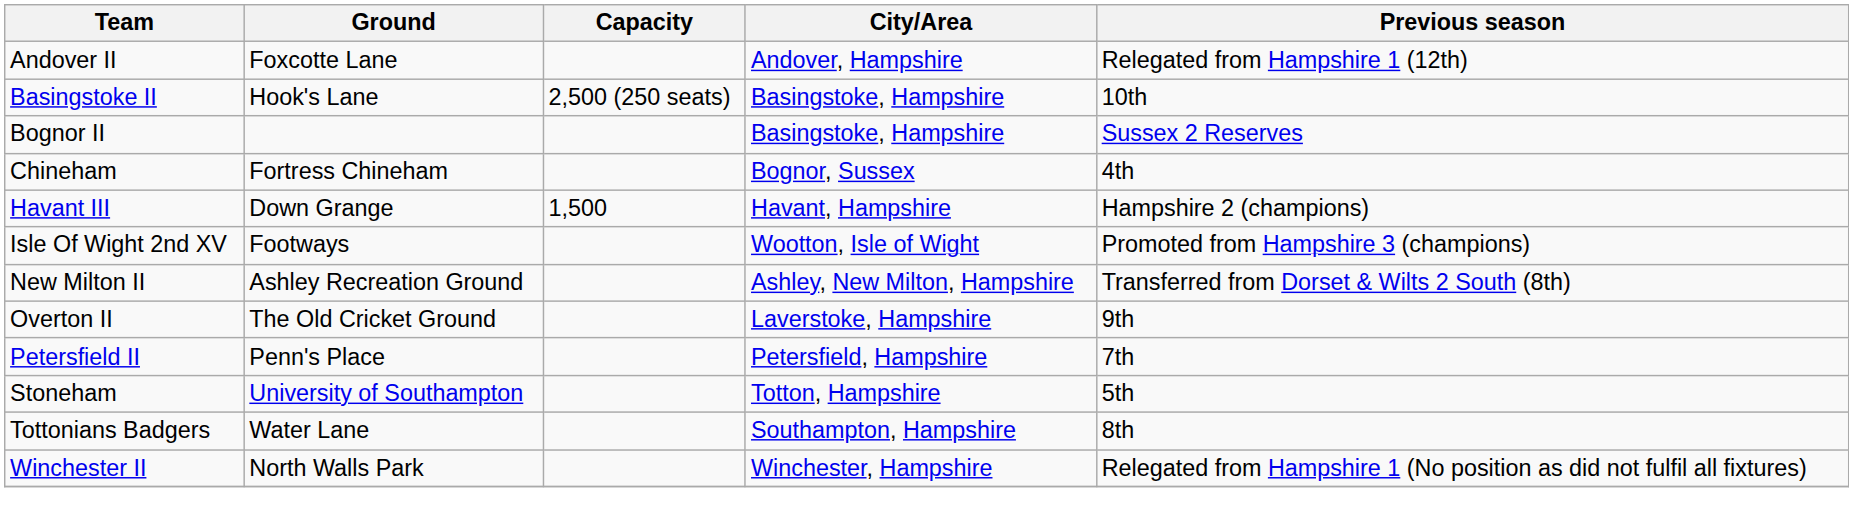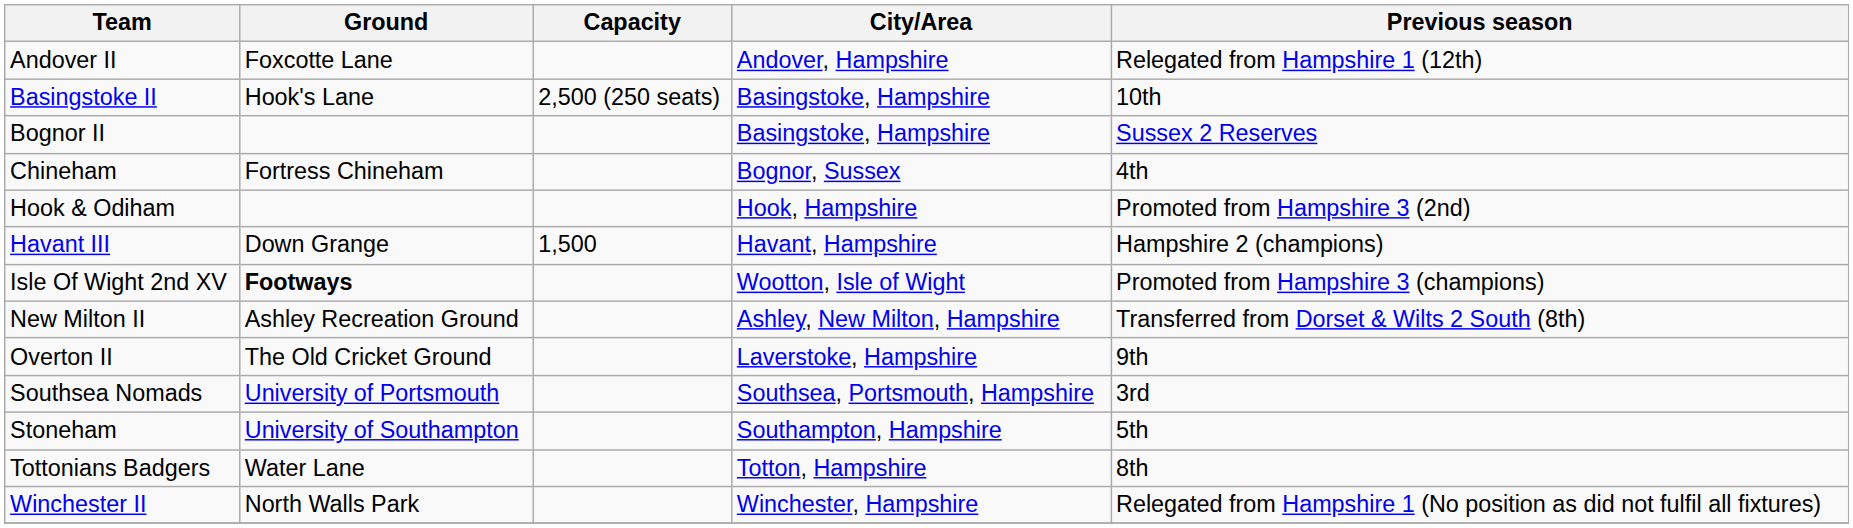+ row: (93, 208)
(299, 245) normal -> (299, 282) bold
- row: (75, 356)
+ row: (106, 393)
(846, 393) Totton, Hampshire -> (869, 430) Southampton, Hampshire
(883, 430) Southampton, Hampshire -> (832, 467) Totton, Hampshire
